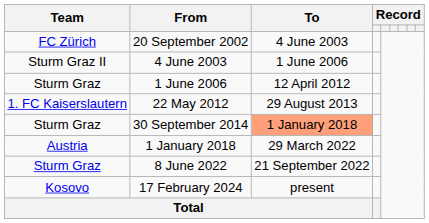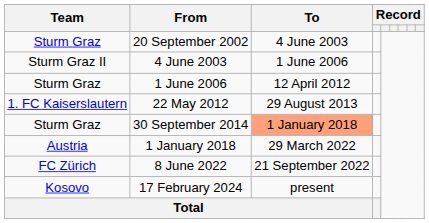(67, 41) FC Zürich -> (67, 41) Sturm Graz
(67, 166) Sturm Graz -> (67, 166) FC Zürich
